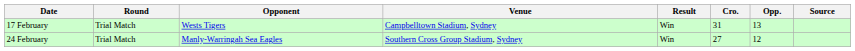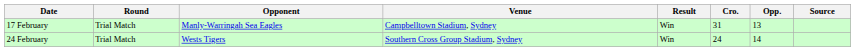(203, 25) Wests Tigers -> (232, 25) Manly-Warringah Sea Eagles
(232, 39) Manly-Warringah Sea Eagles -> (203, 39) Wests Tigers
(717, 39) 27 -> (717, 39) 24
(757, 39) 12 -> (757, 39) 14
